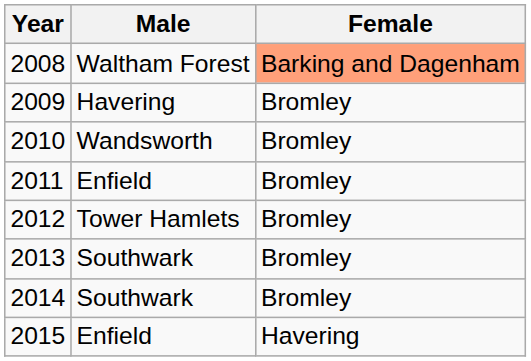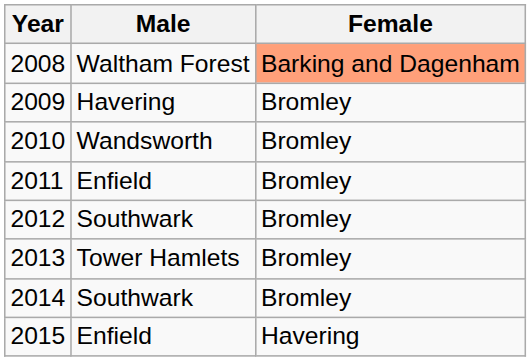(158, 219) Tower Hamlets -> (135, 219) Southwark
(135, 258) Southwark -> (158, 258) Tower Hamlets
